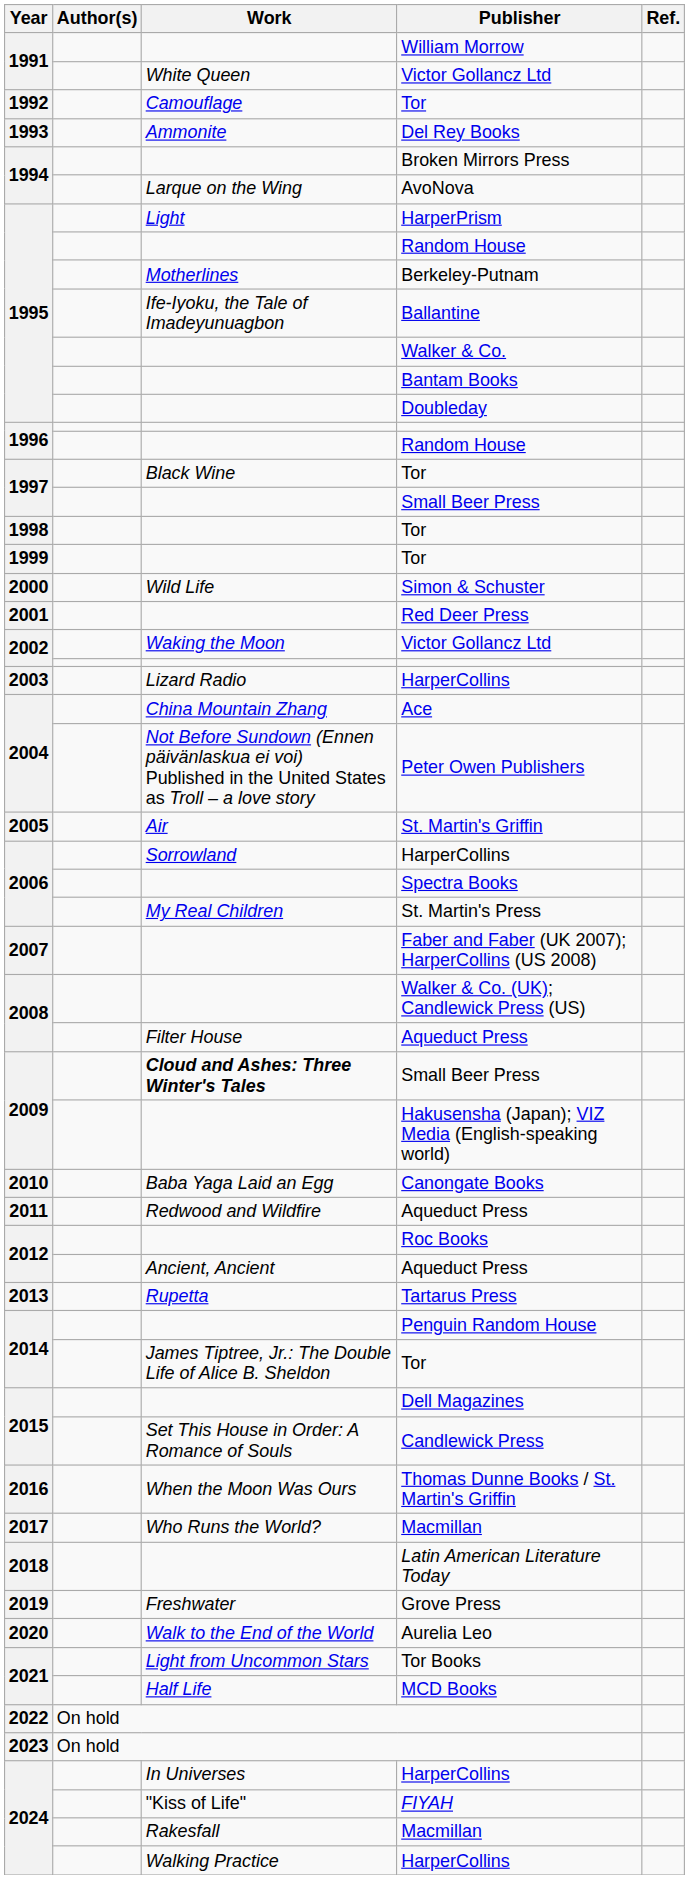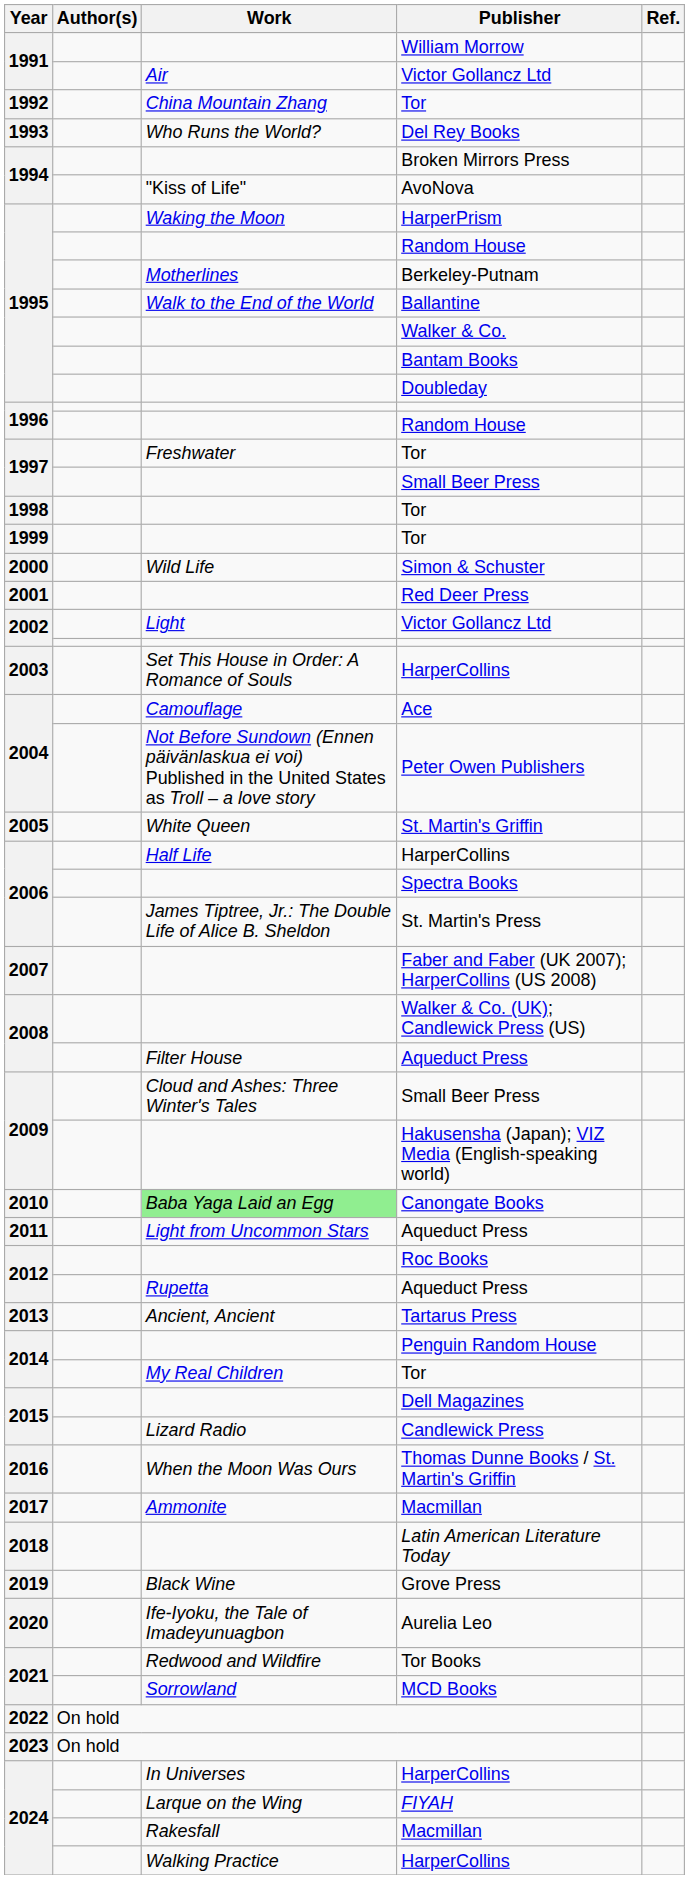(198, 75) White Queen -> (157, 75) Air
(194, 103) Camouflage -> (236, 103) China Mountain Zhang
(186, 132) Ammonite -> (233, 132) Who Runs the World?
(224, 189) Larque on the Wing -> (196, 189) "Kiss of Life"
(165, 217) Light -> (215, 217) Waking the Moon
(227, 312) Ife-Iyoku, the Tale of Imadeyunuagbon -> (260, 302) Walk to the End of the World
(190, 473) Black Wine -> (191, 453) Freshwater
(215, 643) Waking the Moon -> (165, 623) Light
(196, 680) Lizard Radio -> (252, 670) Set This House in Order: A Romance of Souls
(236, 709) China Mountain Zhang -> (194, 709) Camouflage
(157, 826) Air -> (198, 826) White Queen
(191, 854) Sorrowland -> (179, 854) Half Life
(214, 911) My Real Children -> (268, 921) James Tiptree, Jr.: The Double Life of Alice B. Sheldon
(248, 1075) bold -> (242, 1095) normal
(240, 1182) no background -> (240, 1203) lightgreen background
(233, 1211) Redwood and Wildfire -> (257, 1231) Light from Uncommon Stars
(210, 1268) Ancient, Ancient -> (177, 1288) Rupetta
(177, 1296) Rupetta -> (210, 1316) Ancient, Ancient
(268, 1363) James Tiptree, Jr.: The Double Life of Alice B. Sheldon -> (214, 1373) My Real Children
(252, 1440) Set This House in Order: A Romance of Souls -> (196, 1430) Lizard Radio
(233, 1527) Who Runs the World? -> (186, 1507) Ammonite
(191, 1604) Freshwater -> (190, 1584) Black Wine
(260, 1633) Walk to the End of the World -> (227, 1622) Ife-Iyoku, the Tale of Imadeyunuagbon
(257, 1661) Light from Uncommon Stars -> (233, 1661) Redwood and Wildfire
(179, 1689) Half Life -> (191, 1689) Sorrowland
(196, 1803) "Kiss of Life" -> (224, 1803) Larque on the Wing
